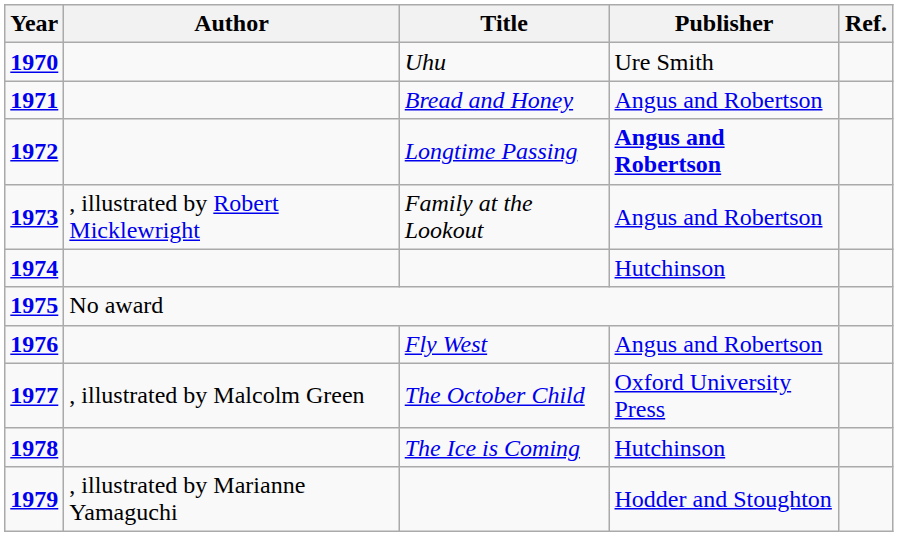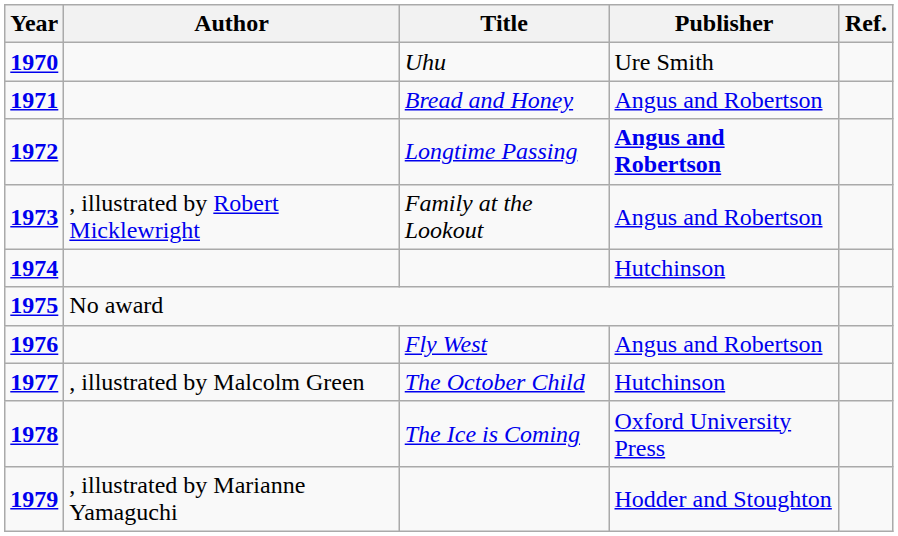(703, 395) Oxford University Press -> (670, 382) Hutchinson
(670, 447) Hutchinson -> (703, 433) Oxford University Press
